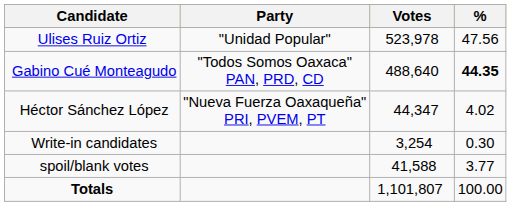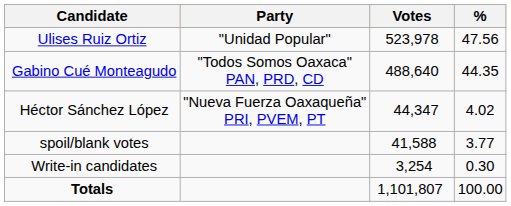(480, 71) bold -> (480, 71) normal
rows swapped: (92, 142) <-> (92, 166)
